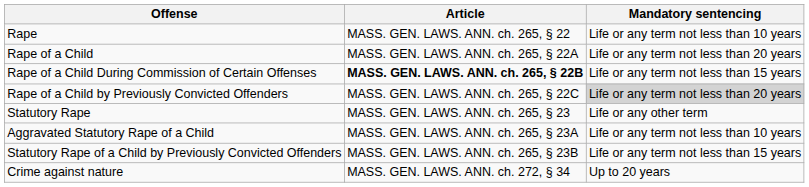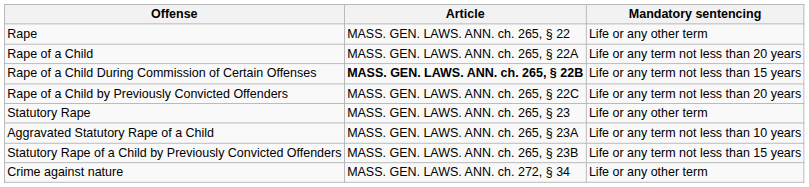(695, 34) Life or any term not less than 10 years -> (648, 34) Life or any other term
(695, 93) lightgrey background -> (695, 93) no background
(630, 172) Up to 20 years -> (648, 172) Life or any other term
